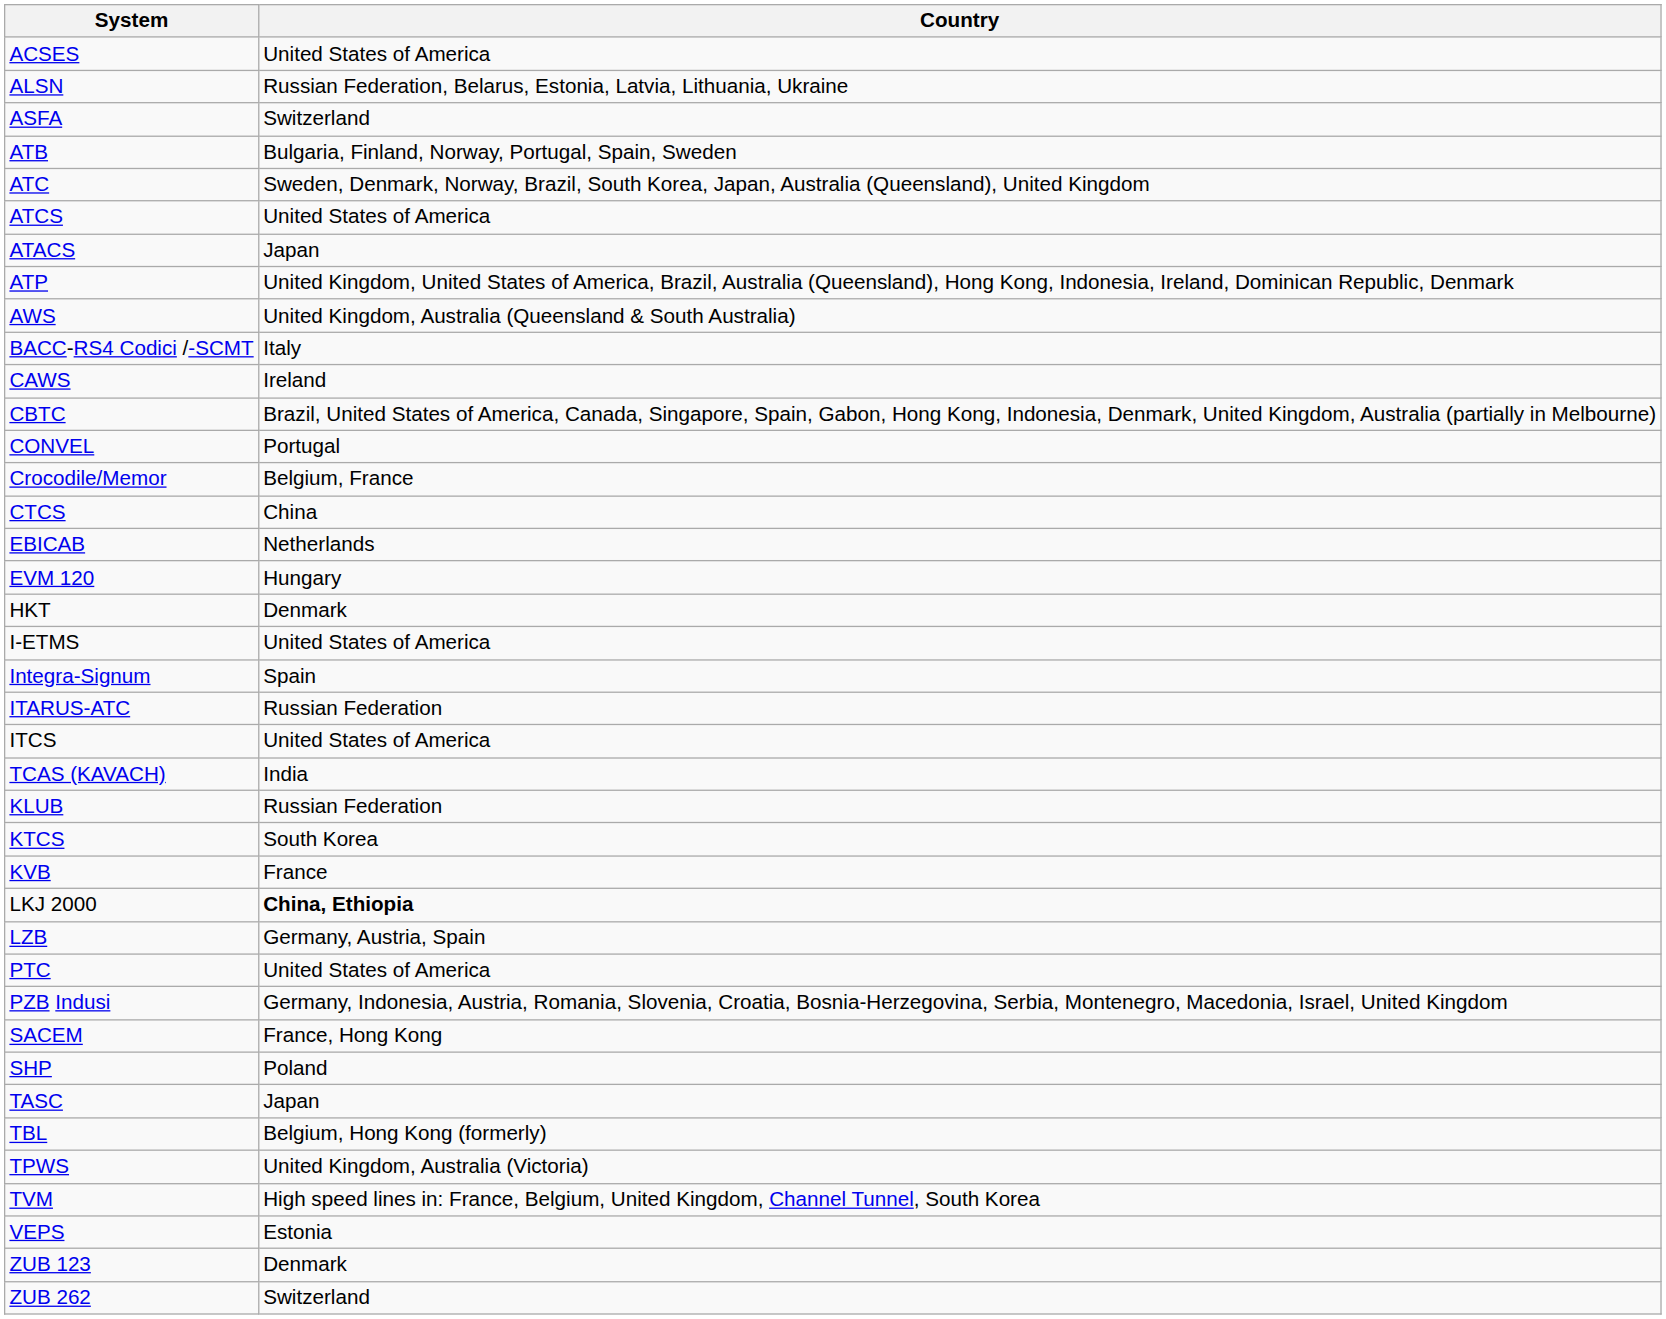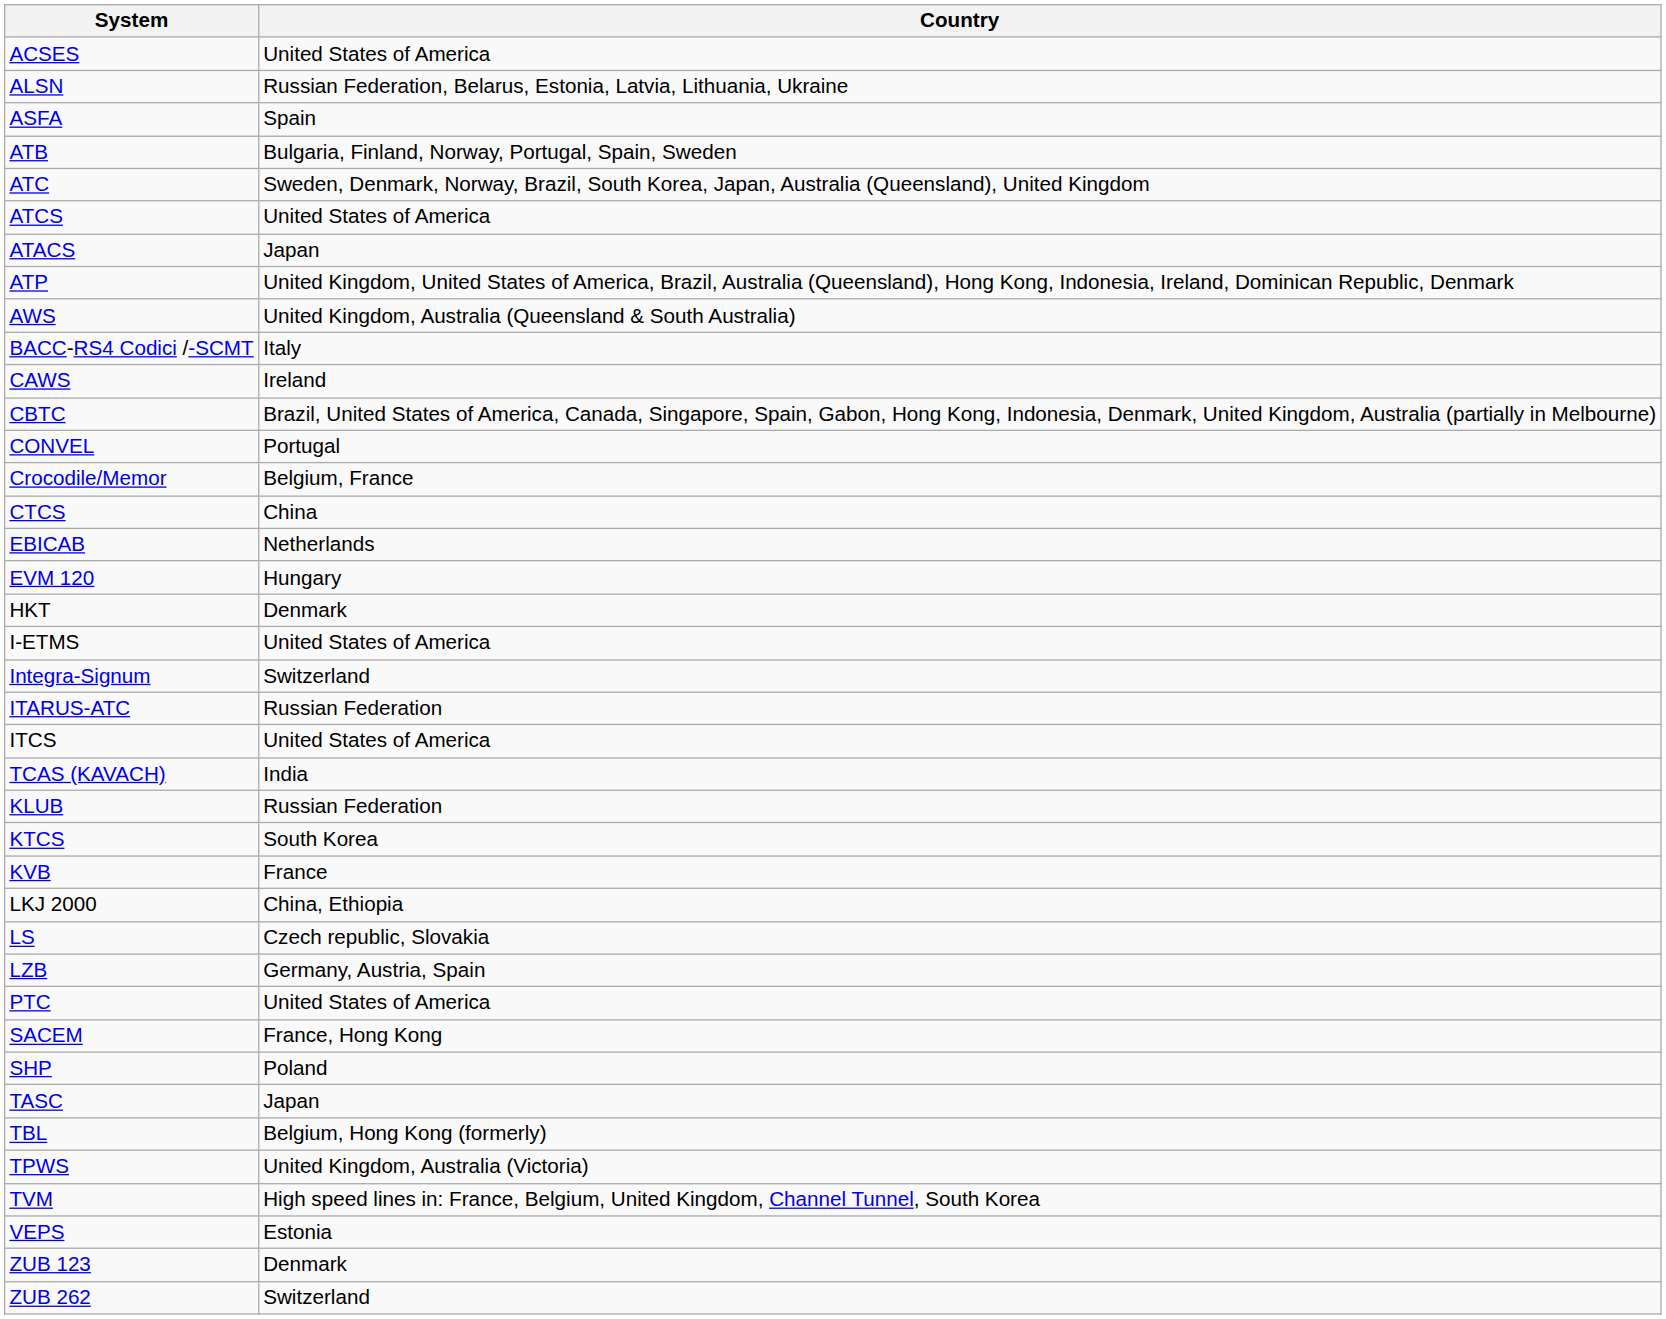(317, 119) Switzerland -> (290, 119) Spain
(290, 675) Spain -> (317, 675) Switzerland
(338, 904) bold -> (333, 904) normal
+ row: (22, 937)
- row: (60, 1002)
